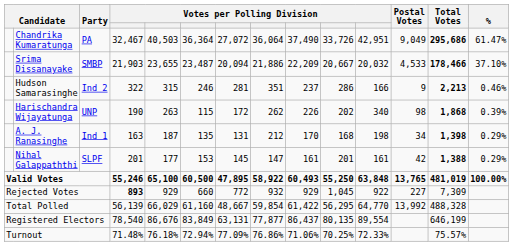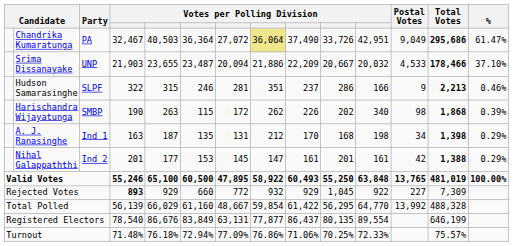(268, 40) no background -> (268, 40) khaki background
(92, 64) SMBP -> (89, 64) UNP
(95, 88) Ind 2 -> (92, 88) SLPF
(89, 112) UNP -> (92, 112) SMBP
(92, 160) SLPF -> (95, 160) Ind 2
